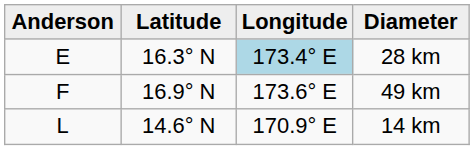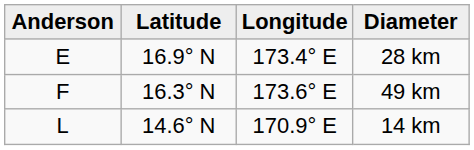(179, 56) 16.3° N -> (179, 56) 16.9° N
(295, 56) lightblue background -> (295, 56) no background
(179, 91) 16.9° N -> (179, 91) 16.3° N
